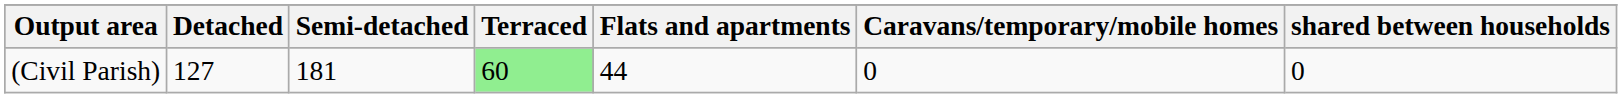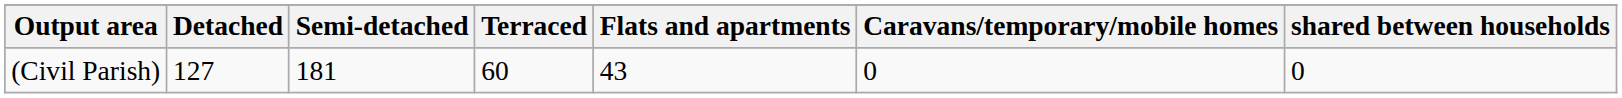(495, 69) lightgreen background -> (495, 69) no background
(614, 69) 44 -> (614, 69) 43
